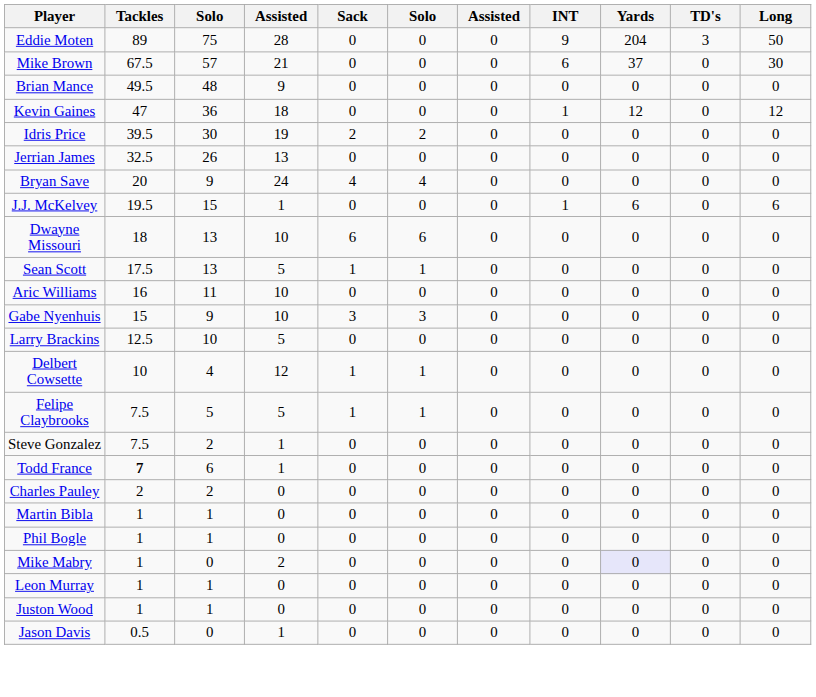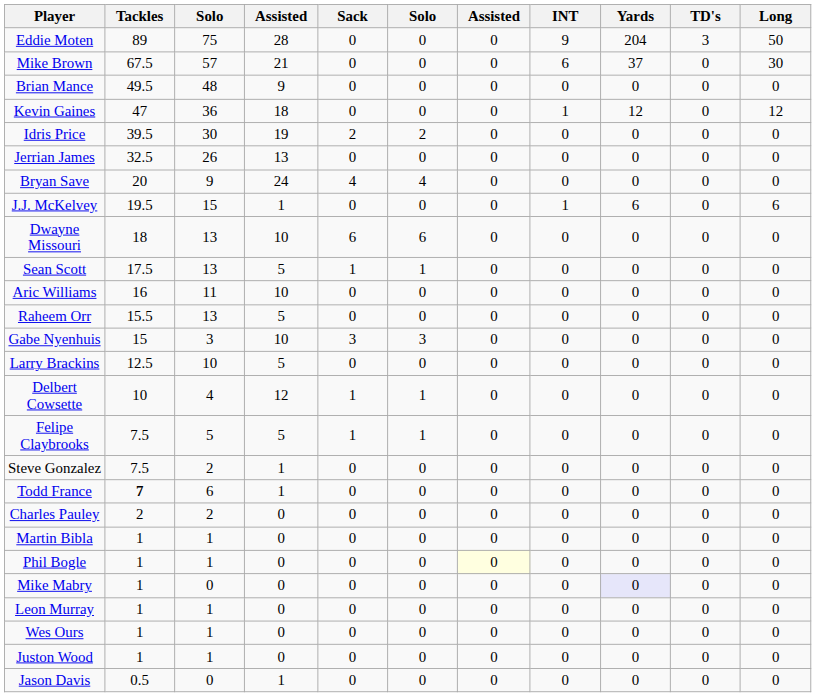+ row: (55, 316)
(210, 316) 9 -> (210, 339) 3
(494, 538) no background -> (494, 562) lightyellow background
(281, 562) 2 -> (281, 585) 0
+ row: (55, 632)
